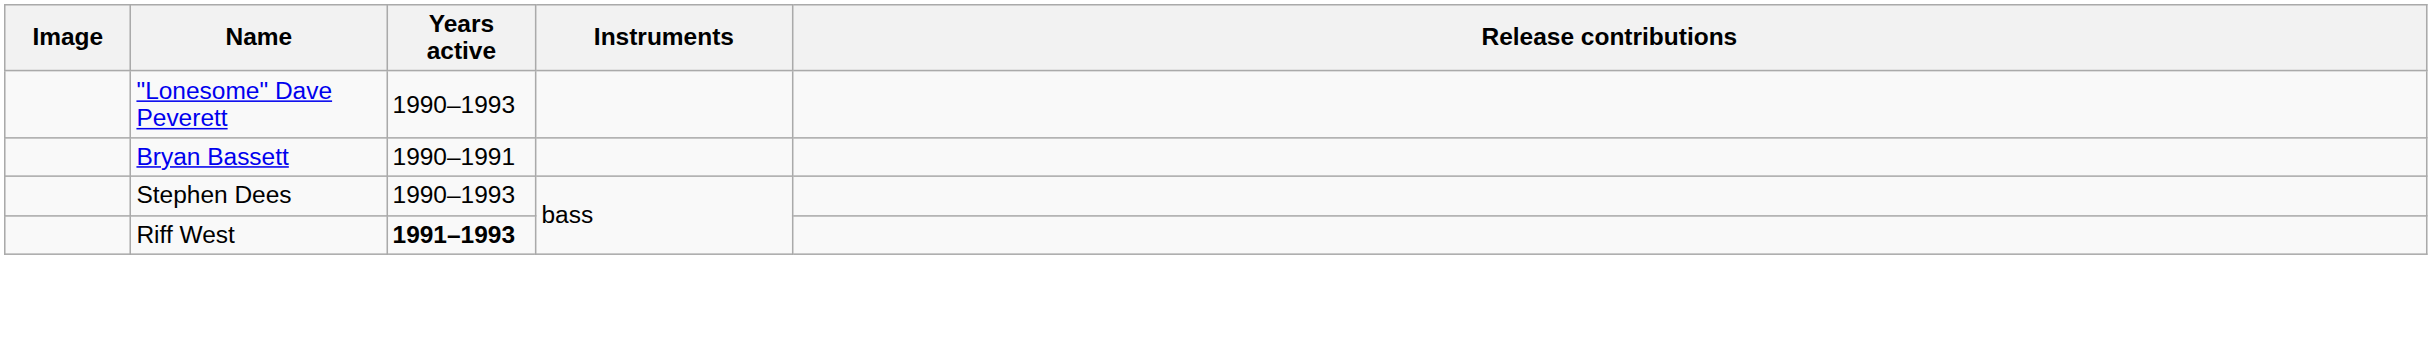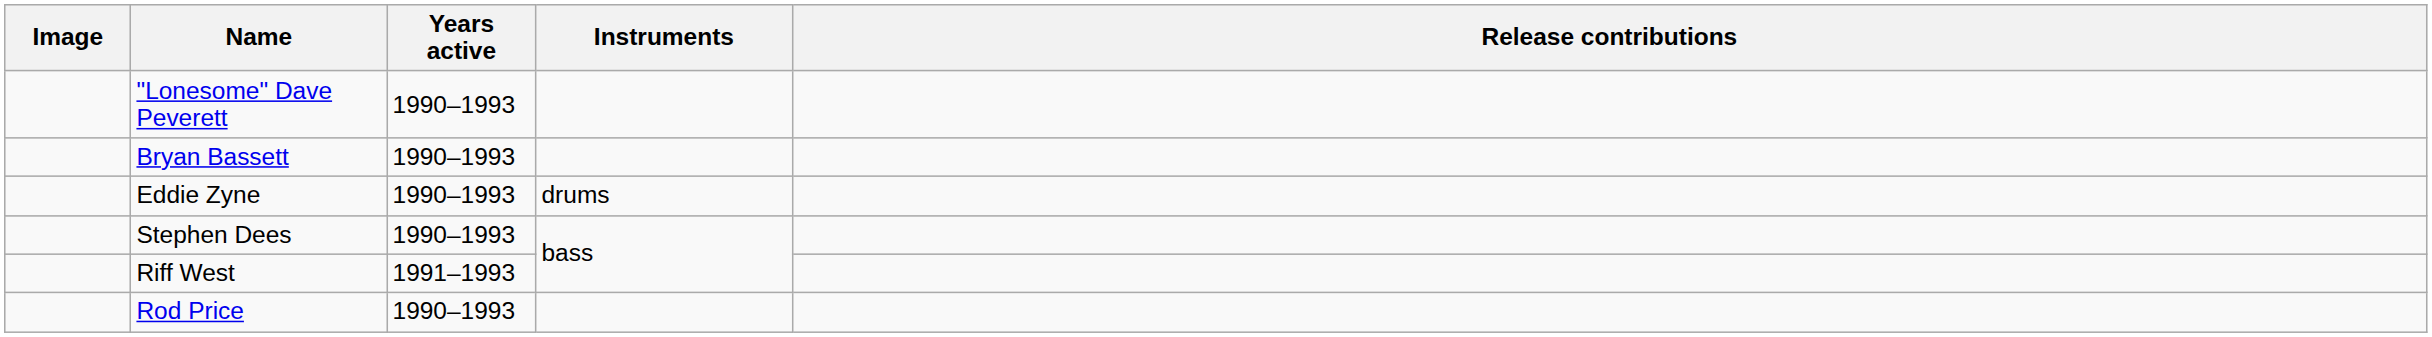(454, 156) 1990–1991 -> (454, 156) 1990–1993
+ row: (198, 195)
(454, 234) bold -> (454, 273) normal
+ row: (190, 311)
